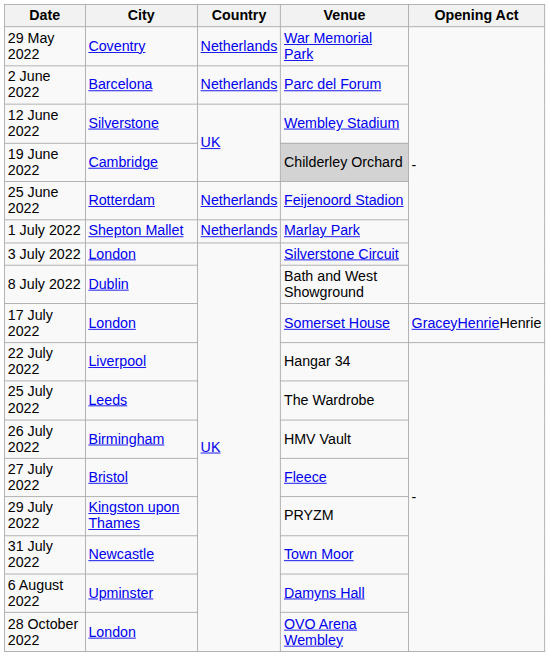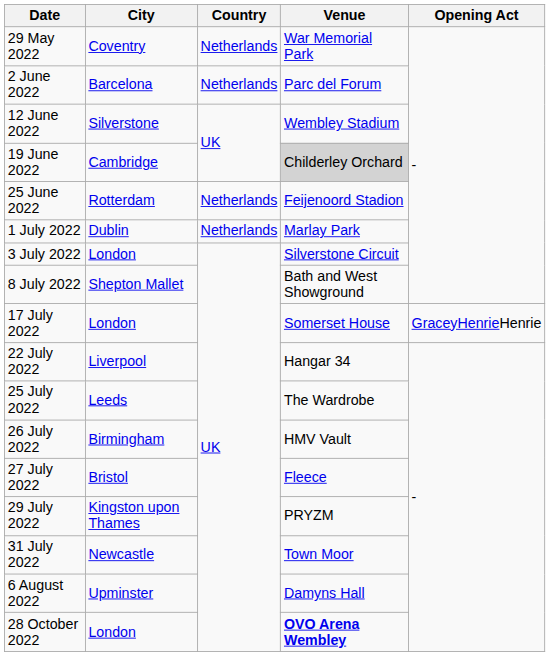(136, 231) Shepton Mallet -> (109, 231) Dublin
(109, 284) Dublin -> (136, 284) Shepton Mallet
(320, 632) normal -> (322, 632) bold
